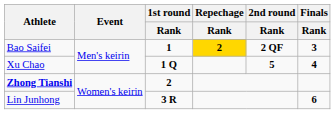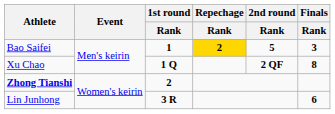(272, 48) 2 QF -> (272, 48) 5
(272, 65) 5 -> (272, 65) 2 QF
(314, 65) 4 -> (314, 65) 8
